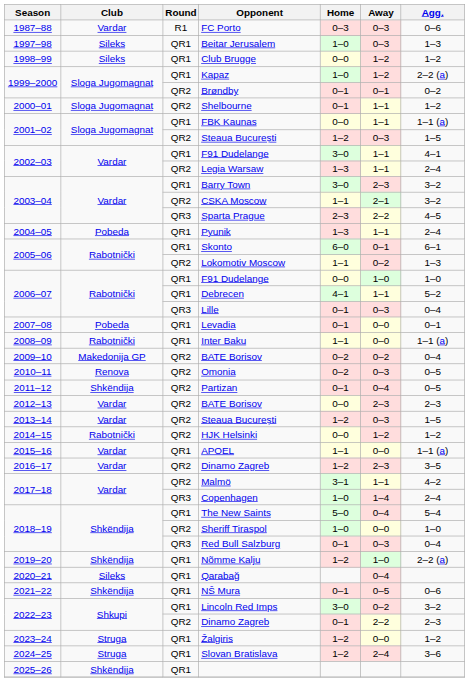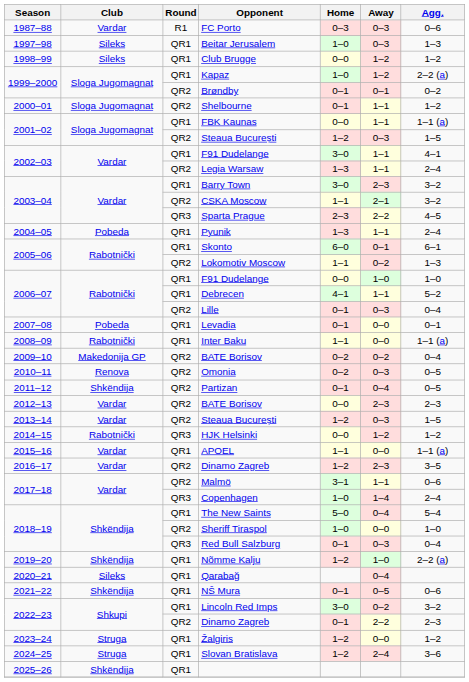(181, 310) QR3 -> (181, 310) QR2
(181, 435) QR2 -> (181, 435) QR3
(433, 482) 4–2 -> (433, 482) 0–6
